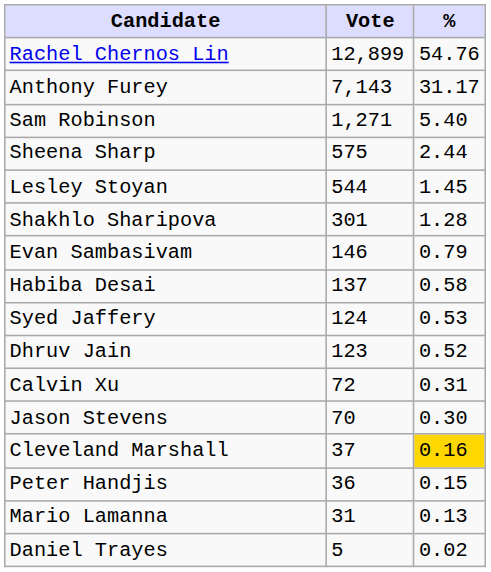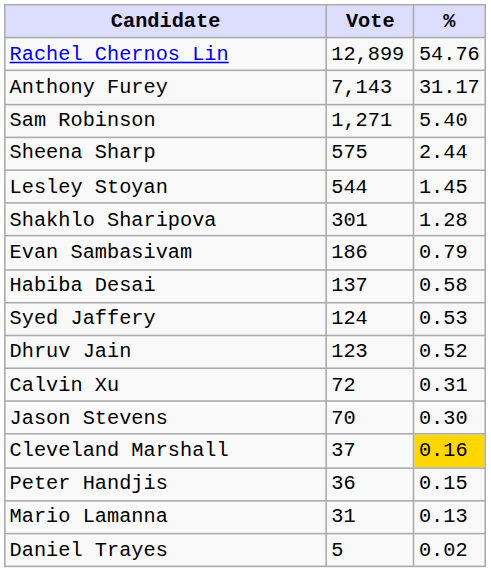(350, 253) 146 -> (350, 253) 186
